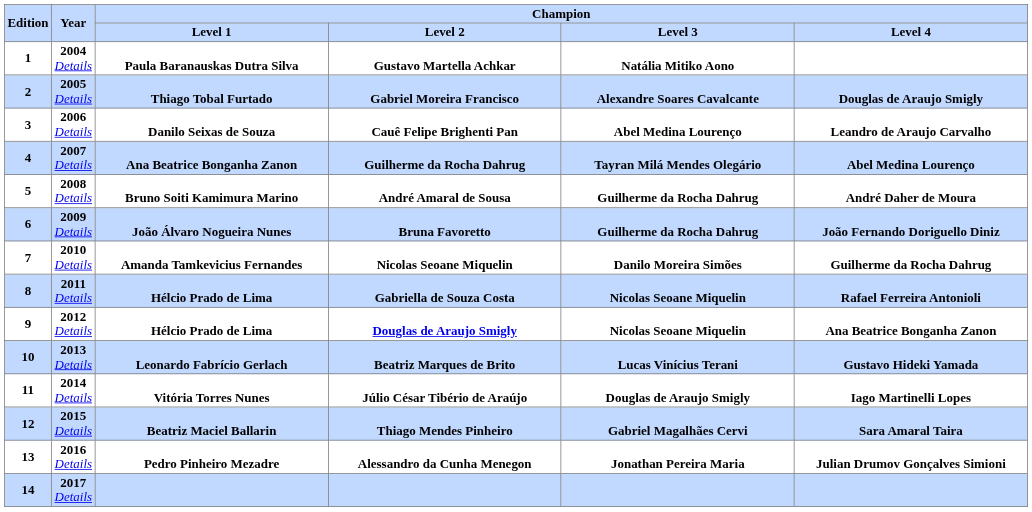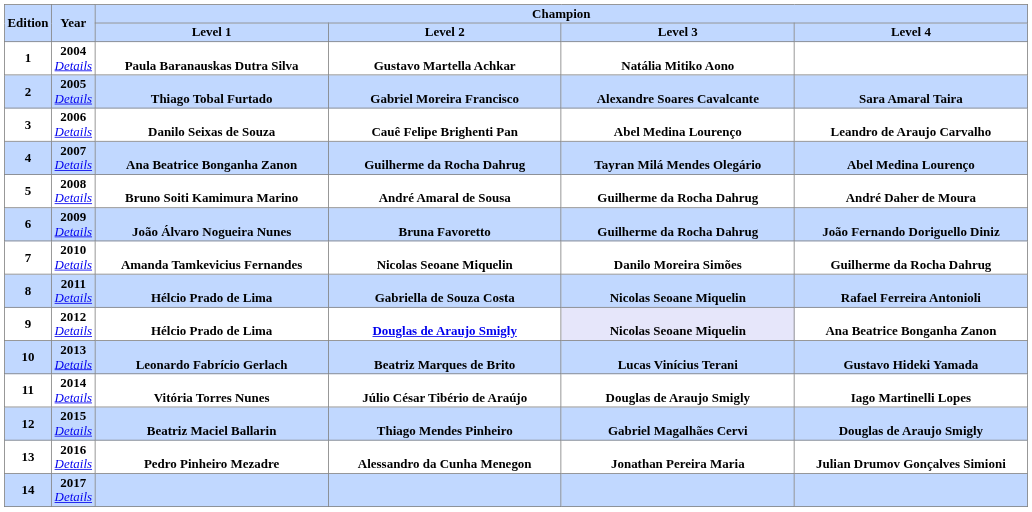(911, 98) Douglas de Araujo Smigly -> (911, 98) Sara Amaral Taira
(678, 331) no background -> (678, 331) lavender background
(911, 430) Sara Amaral Taira -> (911, 430) Douglas de Araujo Smigly
